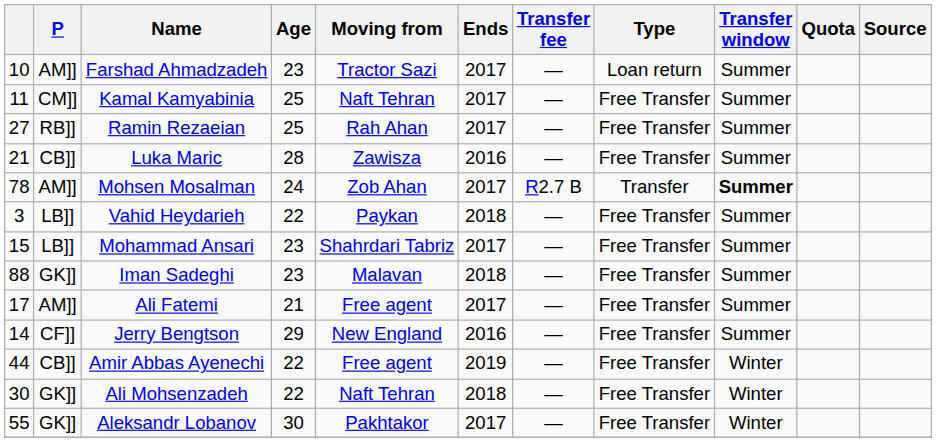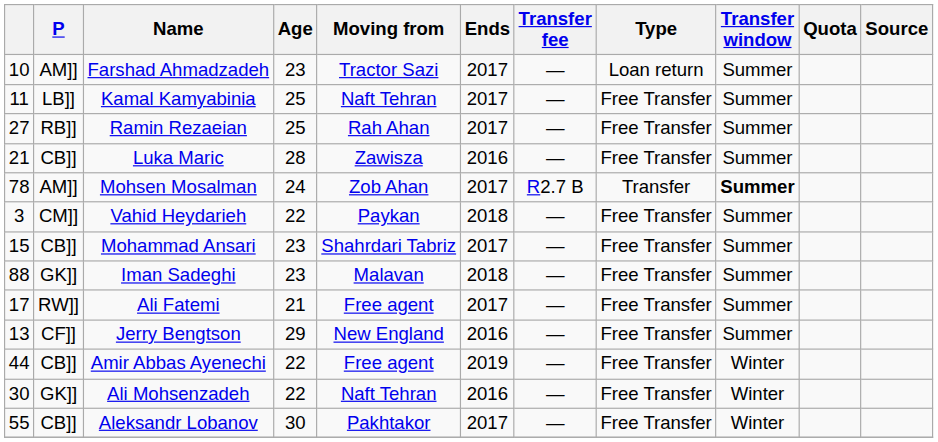(58, 98) CM]] -> (59, 98) LB]]
(58, 216) LB]] -> (59, 216) CM]]
(58, 246) LB]] -> (59, 246) CB]]
(58, 305) AM]] -> (59, 305) RW]]
(19, 334) 14 -> (19, 334) 13
(486, 393) 2018 -> (487, 393) 2016
(58, 422) GK]] -> (59, 422) CB]]
